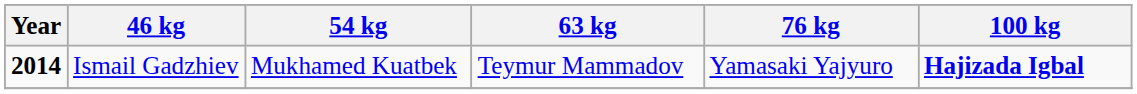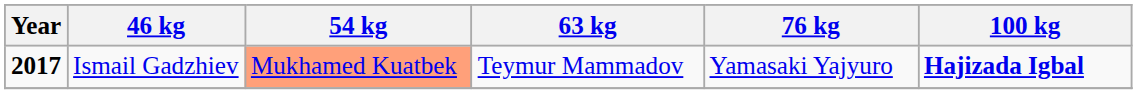(36, 66) 2014 -> (36, 66) 2017
(354, 66) no background -> (354, 66) lightsalmon background
